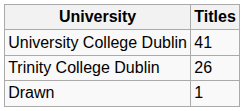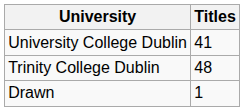(203, 67) 26 -> (203, 67) 48
